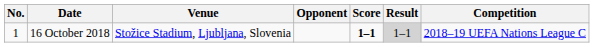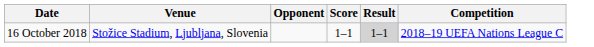- column: (16, 13)
(367, 32) bold -> (344, 32) normal
